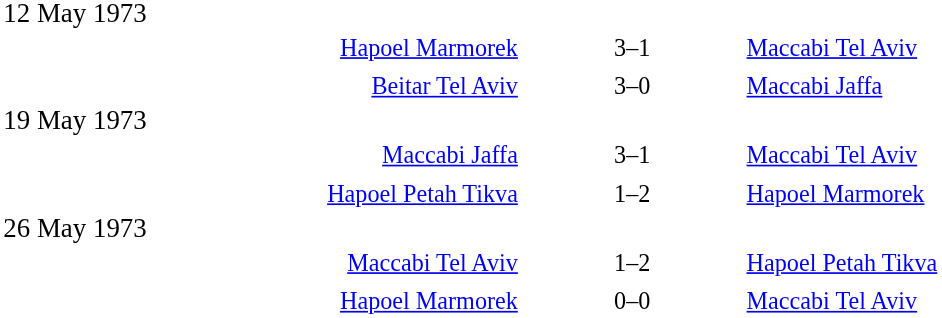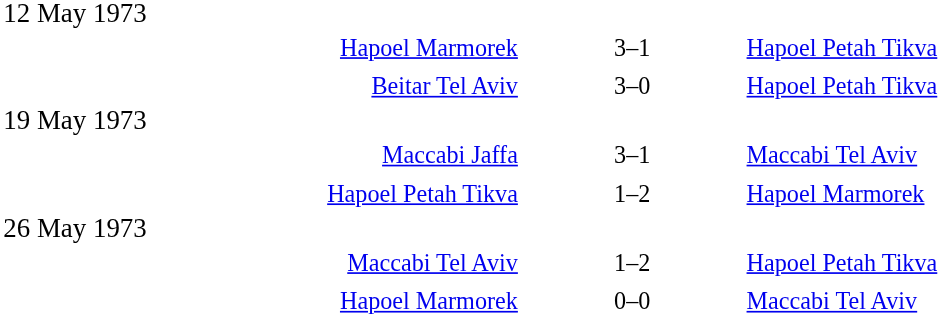(832, 47) Maccabi Tel Aviv -> (842, 47) Hapoel Petah Tikva
(814, 86) Maccabi Jaffa -> (842, 86) Hapoel Petah Tikva
